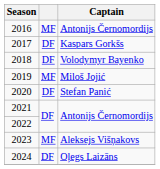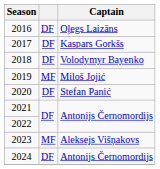(48, 28) MF -> (47, 28) DF
(107, 28) Antonijs Černomordijs -> (89, 28) Oļegs Laizāns
(89, 156) Oļegs Laizāns -> (107, 156) Antonijs Černomordijs
